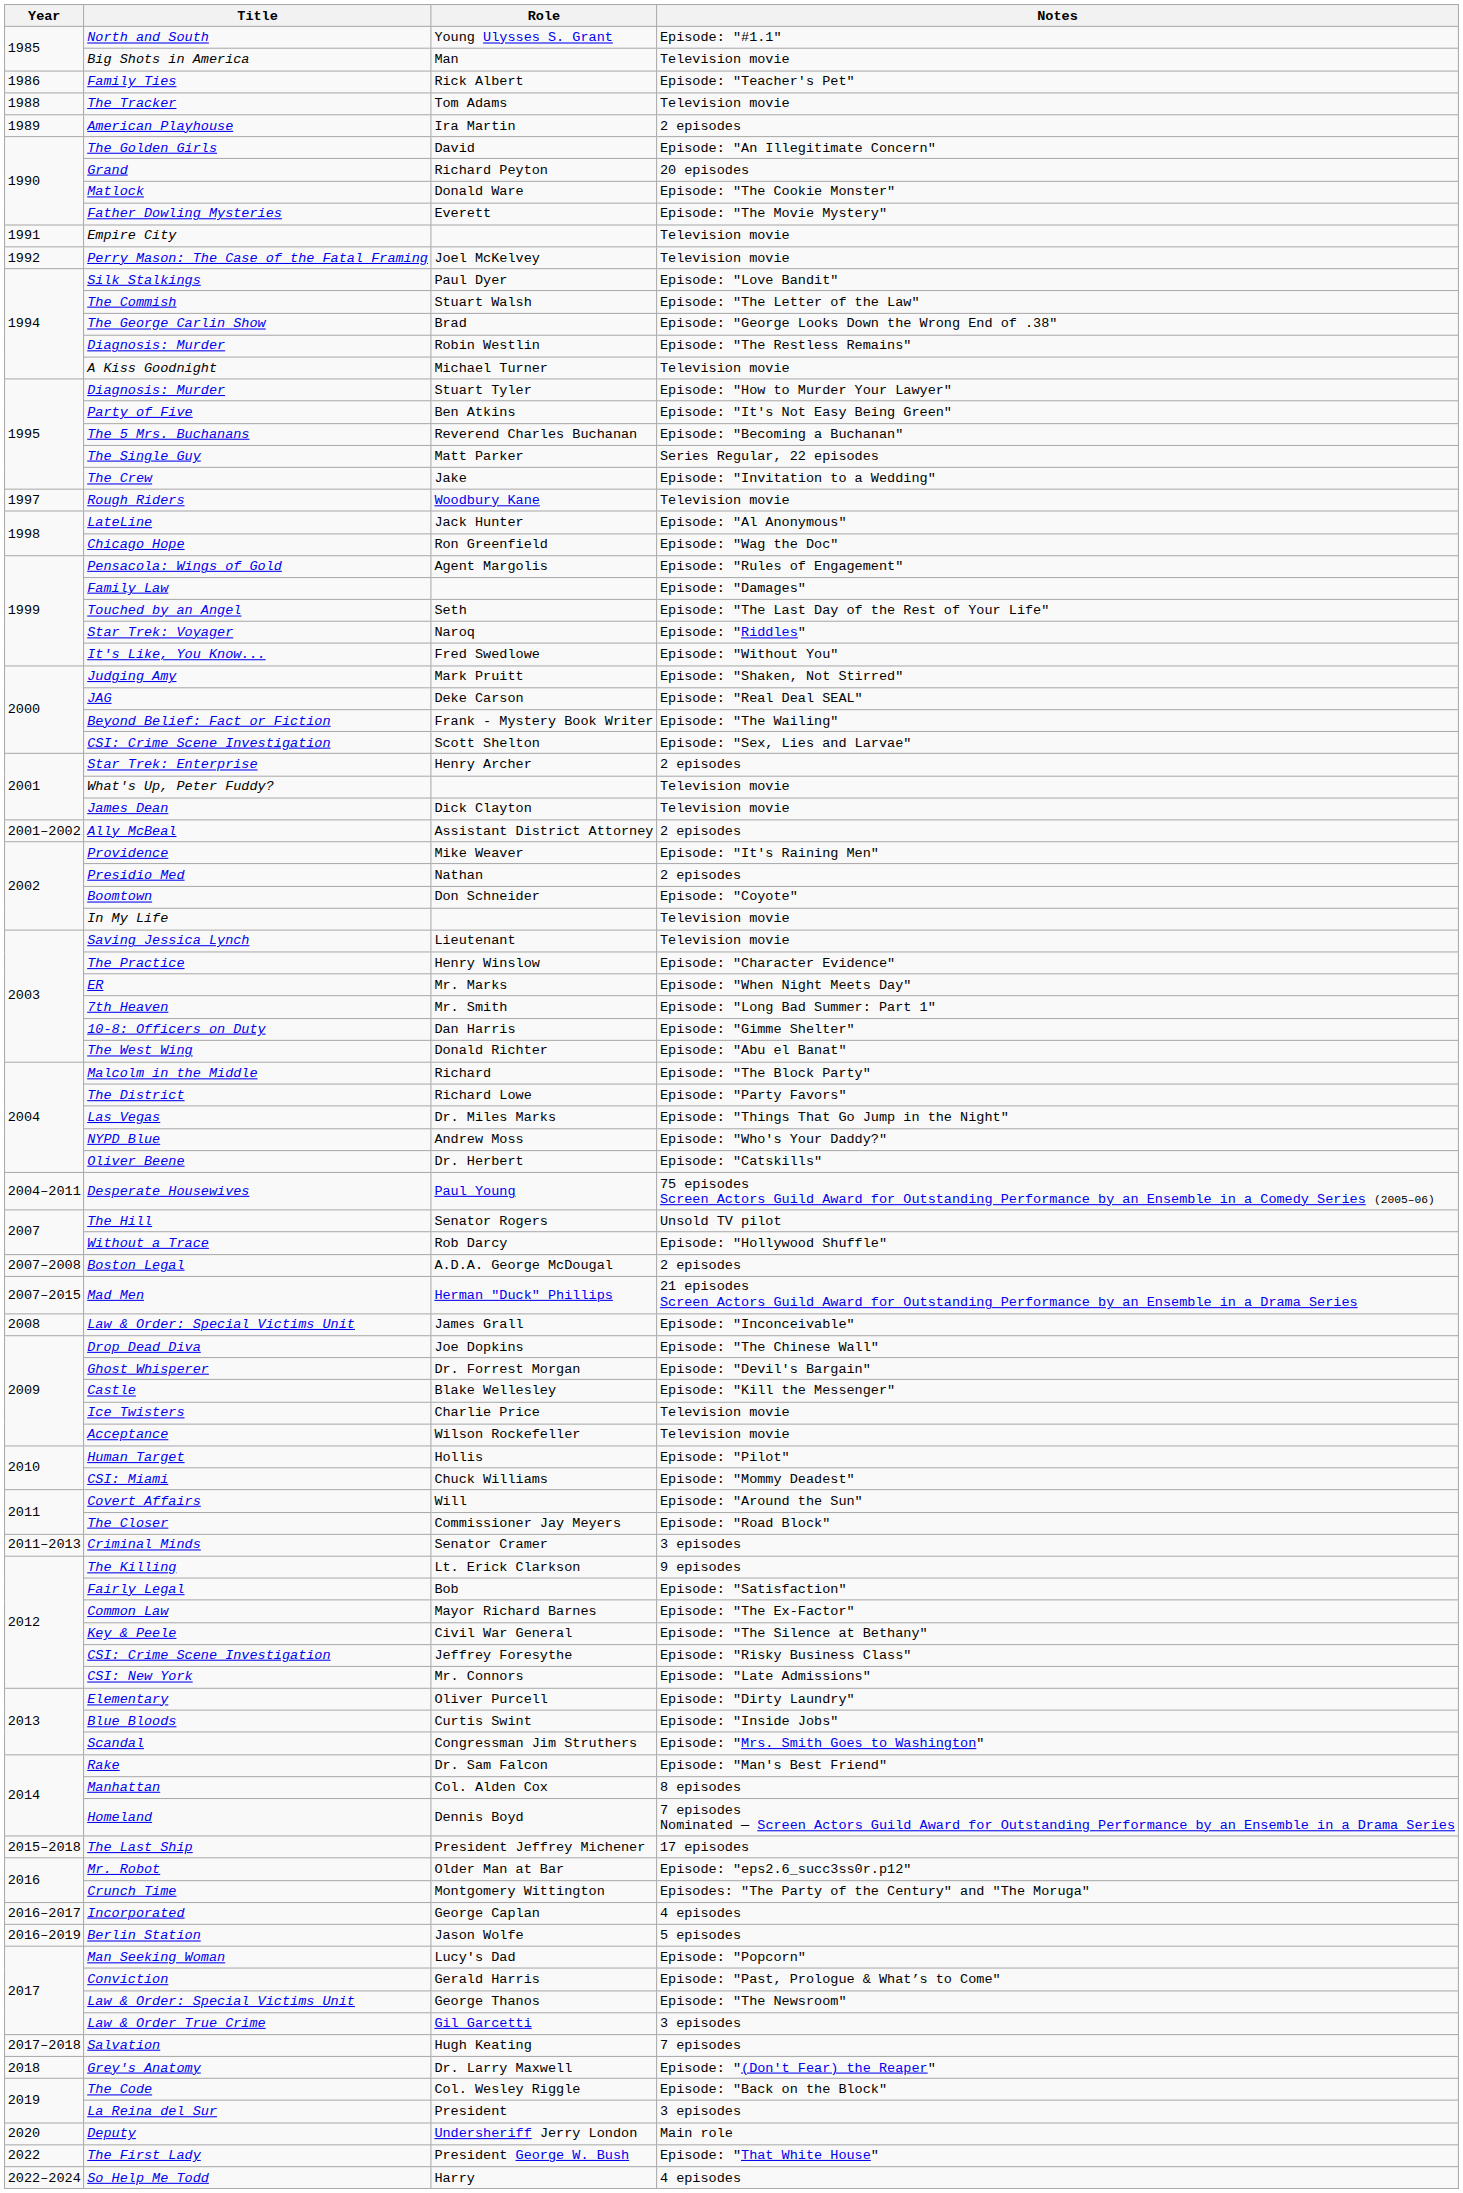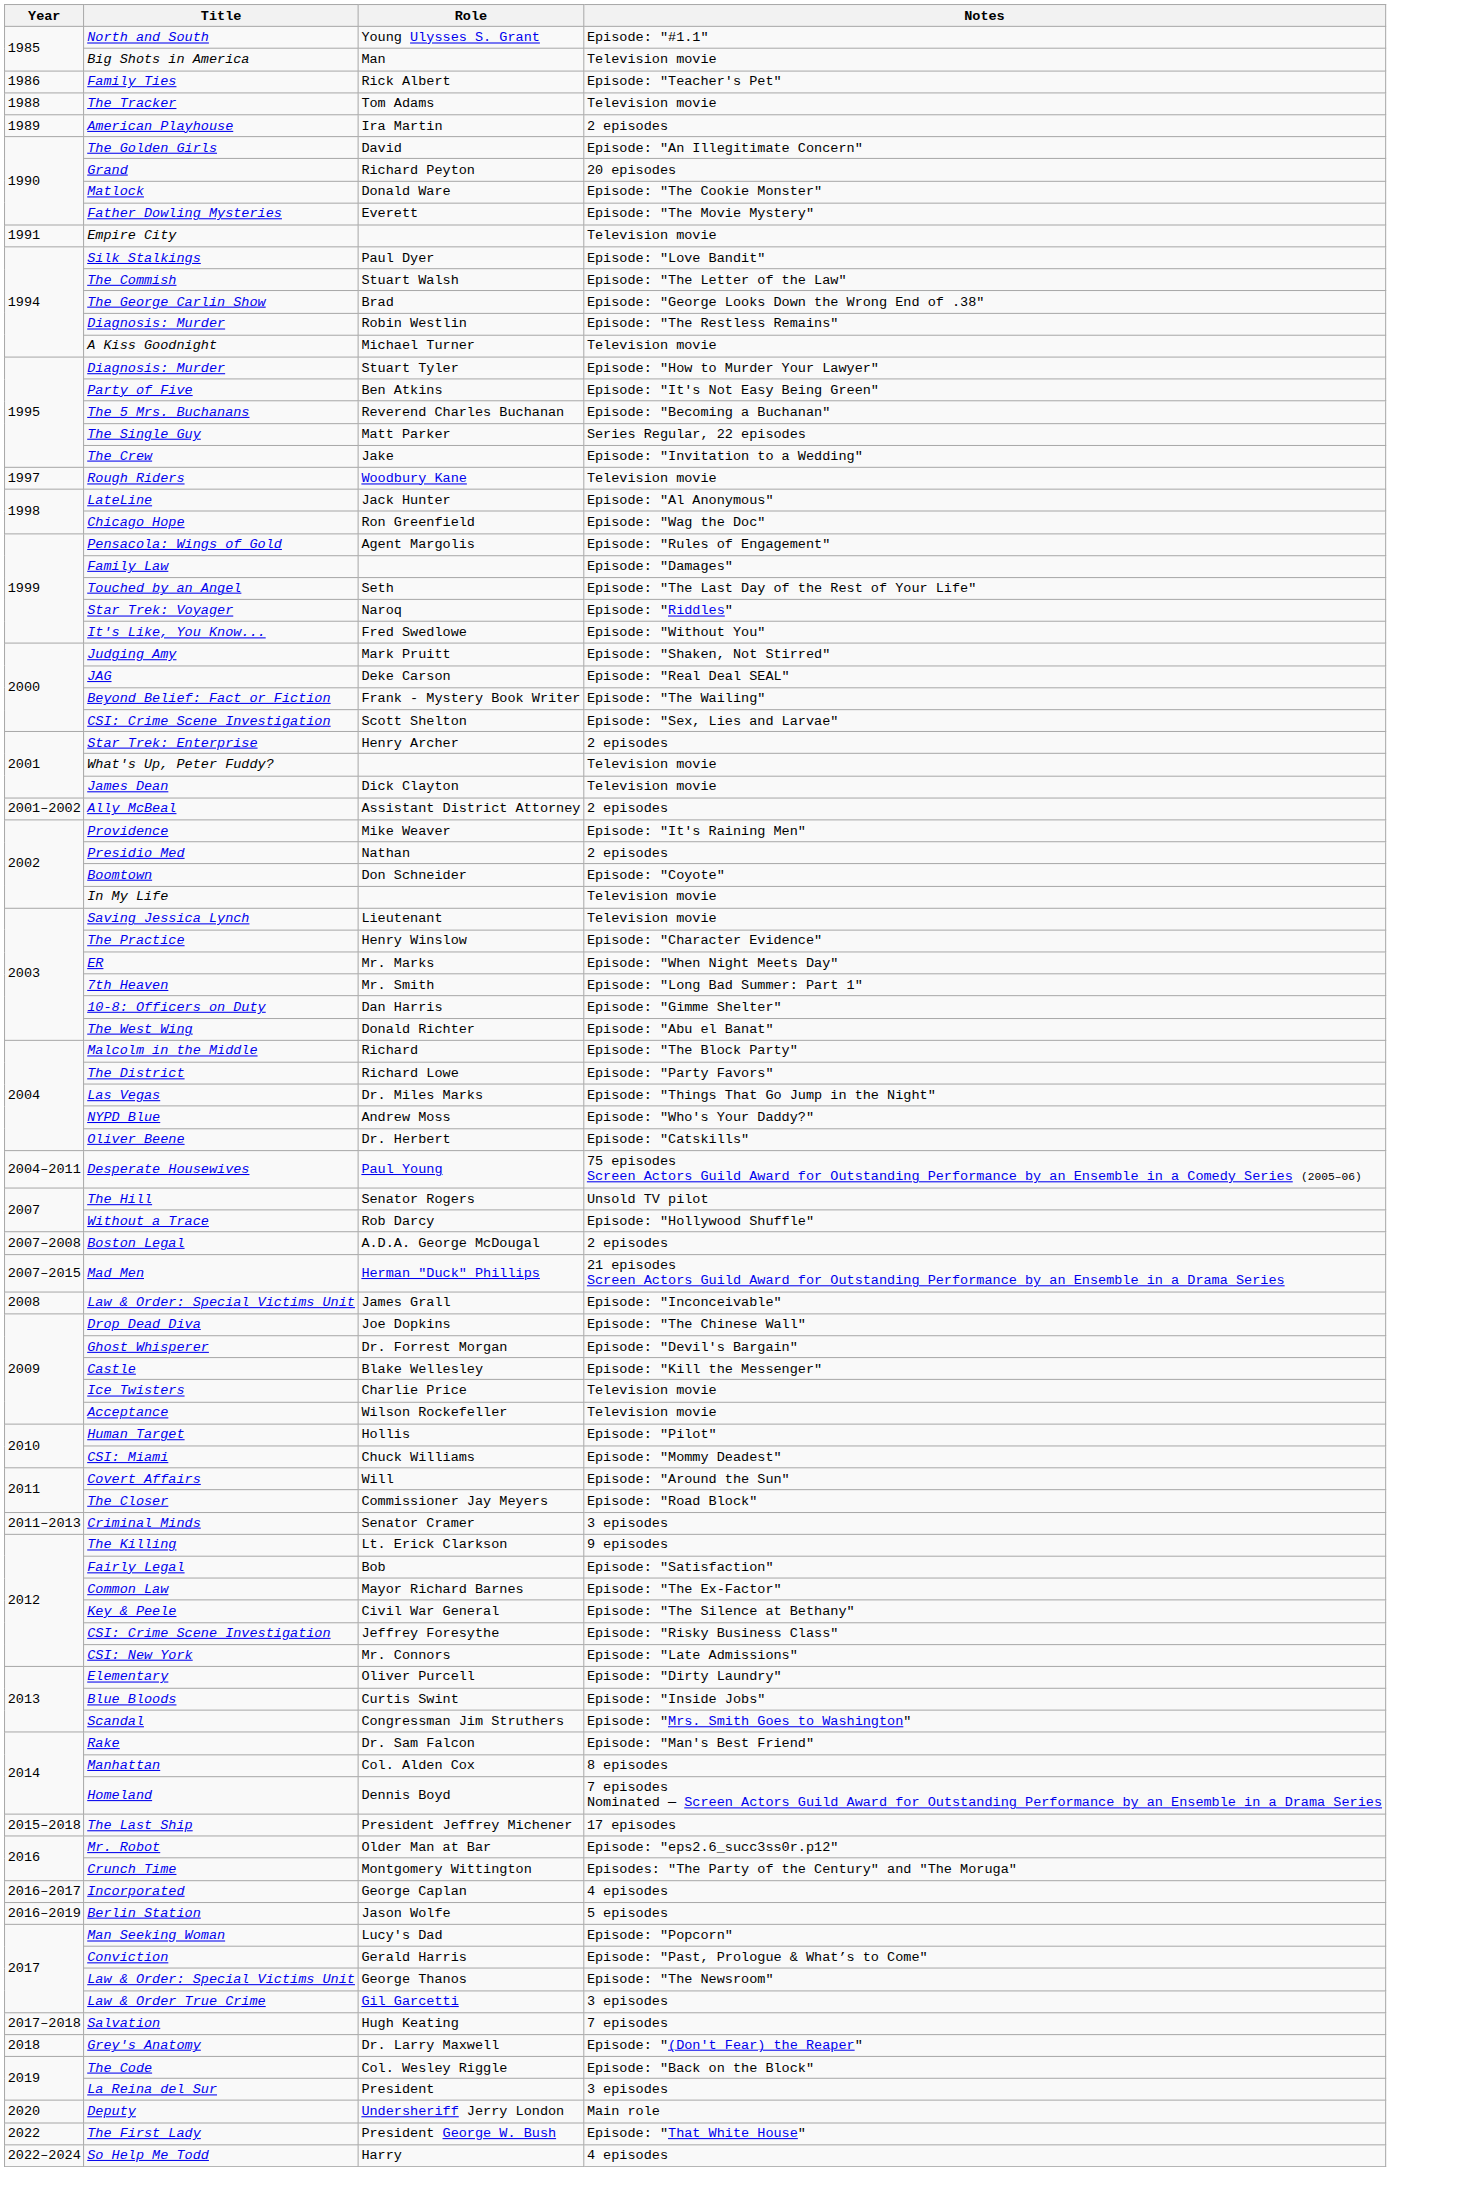- row: (258, 258)
